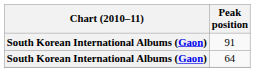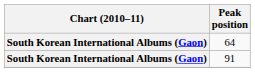rows swapped: (230, 42) <-> (230, 59)
